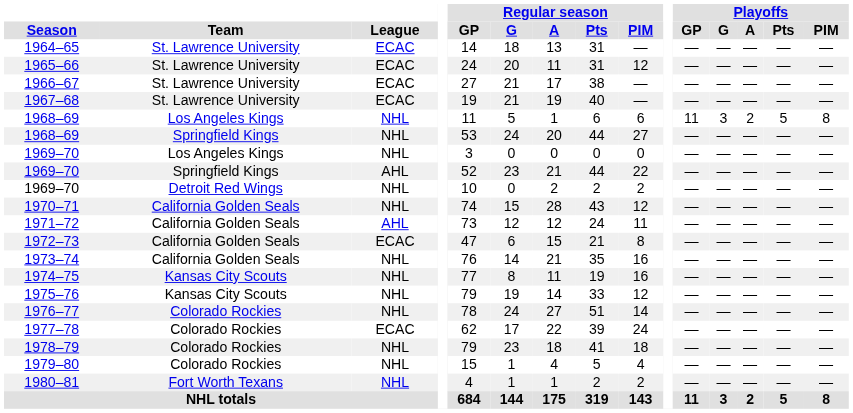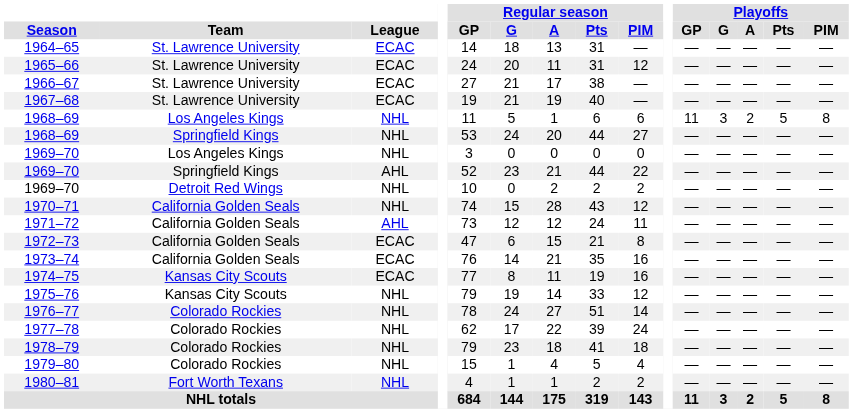(395, 259) NHL -> (395, 259) ECAC
(395, 276) NHL -> (395, 276) ECAC
(395, 329) ECAC -> (395, 329) NHL
